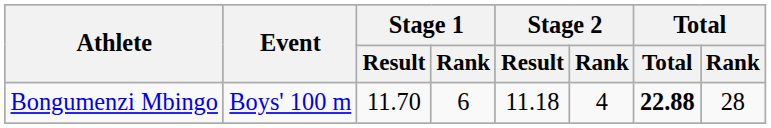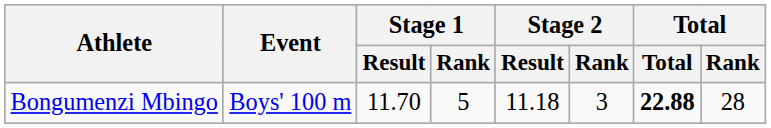(463, 103) 6 -> (463, 103) 5
(602, 103) 4 -> (602, 103) 3
